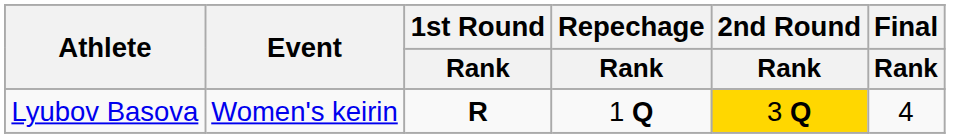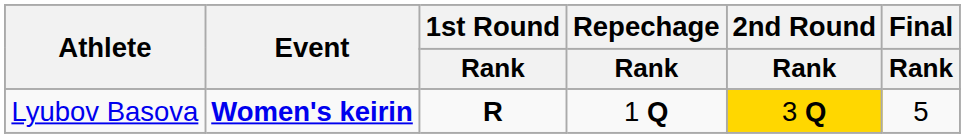(304, 112) normal -> (312, 112) bold
(906, 112) 4 -> (921, 112) 5
